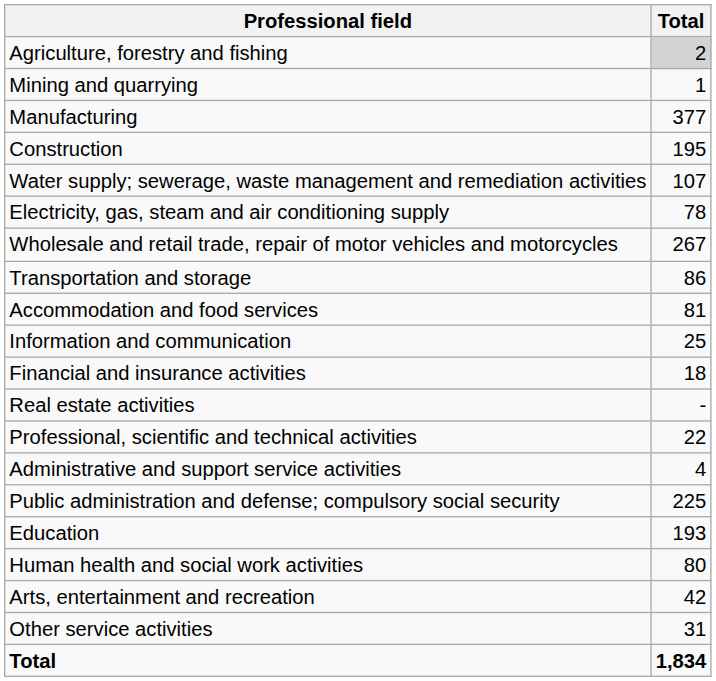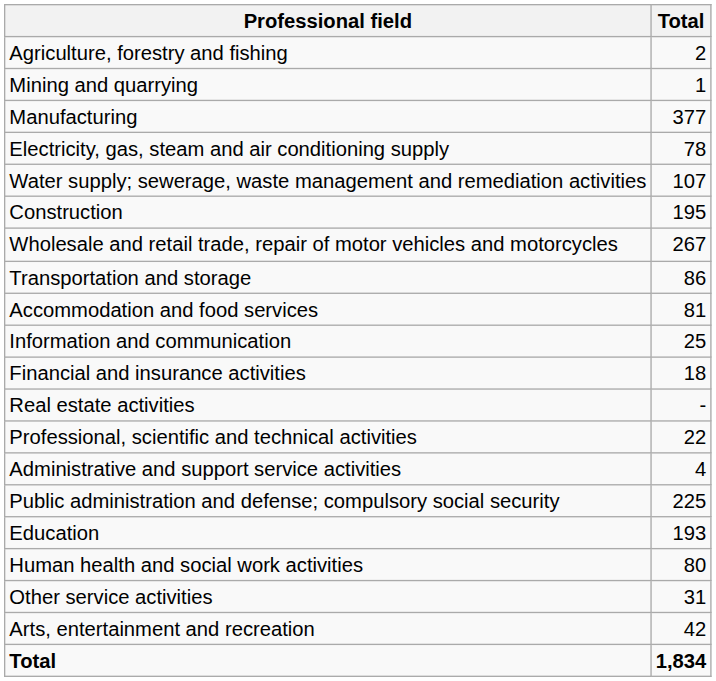(701, 53) lightgrey background -> (701, 53) no background
rows swapped: (229, 213) <-> (66, 149)
rows swapped: (162, 597) <-> (111, 629)
